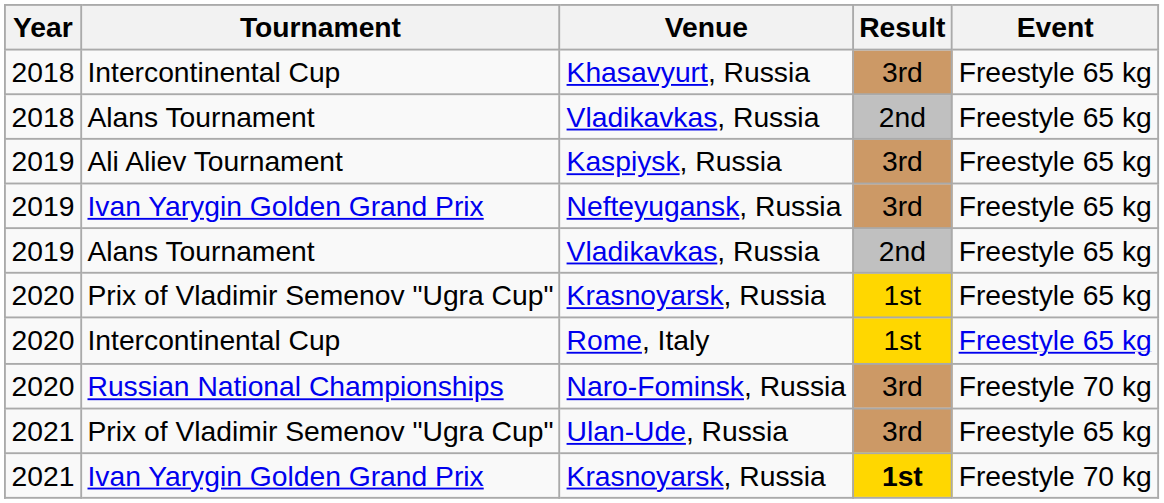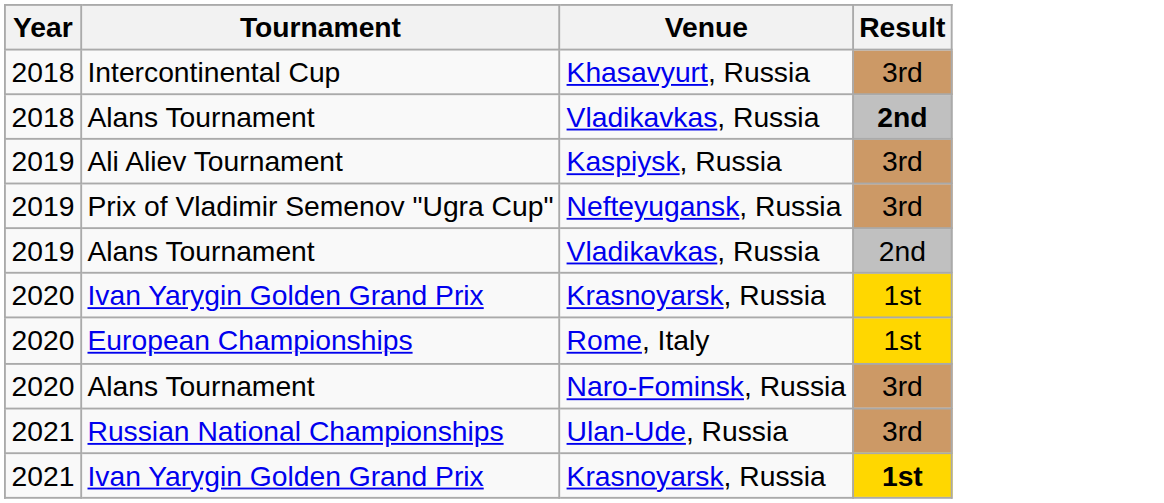- column: (1055, 27)
(902, 117) normal -> (902, 117) bold
(286, 207) Ivan Yarygin Golden Grand Prix -> (320, 207) Prix of Vladimir Semenov "Ugra Cup"
(320, 296) Prix of Vladimir Semenov "Ugra Cup" -> (286, 296) Ivan Yarygin Golden Grand Prix
(214, 341) Intercontinental Cup -> (250, 341) European Championships
(296, 386) Russian National Championships -> (201, 386) Alans Tournament
(320, 430) Prix of Vladimir Semenov "Ugra Cup" -> (296, 430) Russian National Championships
